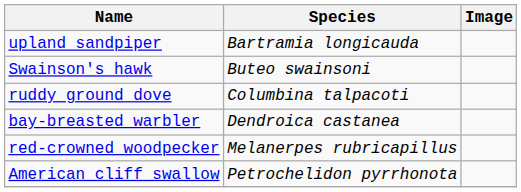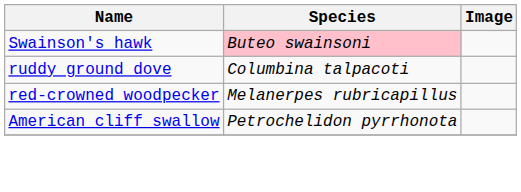- row: (85, 44)
(299, 70) no background -> (299, 44) pink background
- row: (104, 122)
